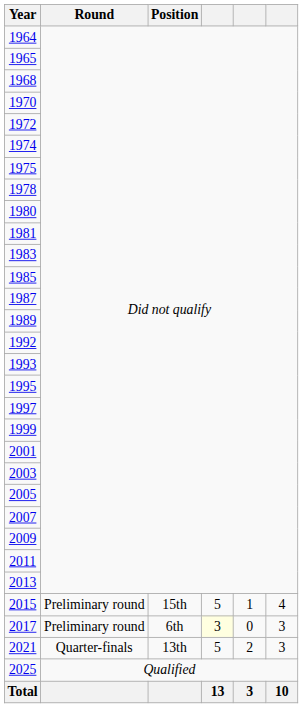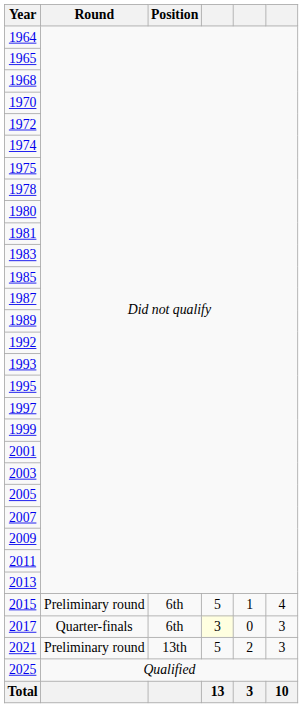(175, 604) 15th -> (175, 604) 6th
(94, 626) Preliminary round -> (94, 626) Quarter-finals
(94, 648) Quarter-finals -> (94, 648) Preliminary round
